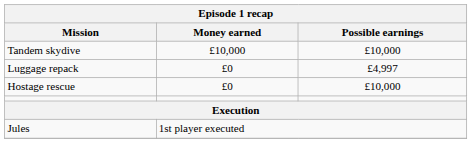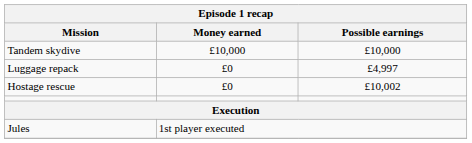(382, 87) £10,000 -> (382, 87) £10,002
